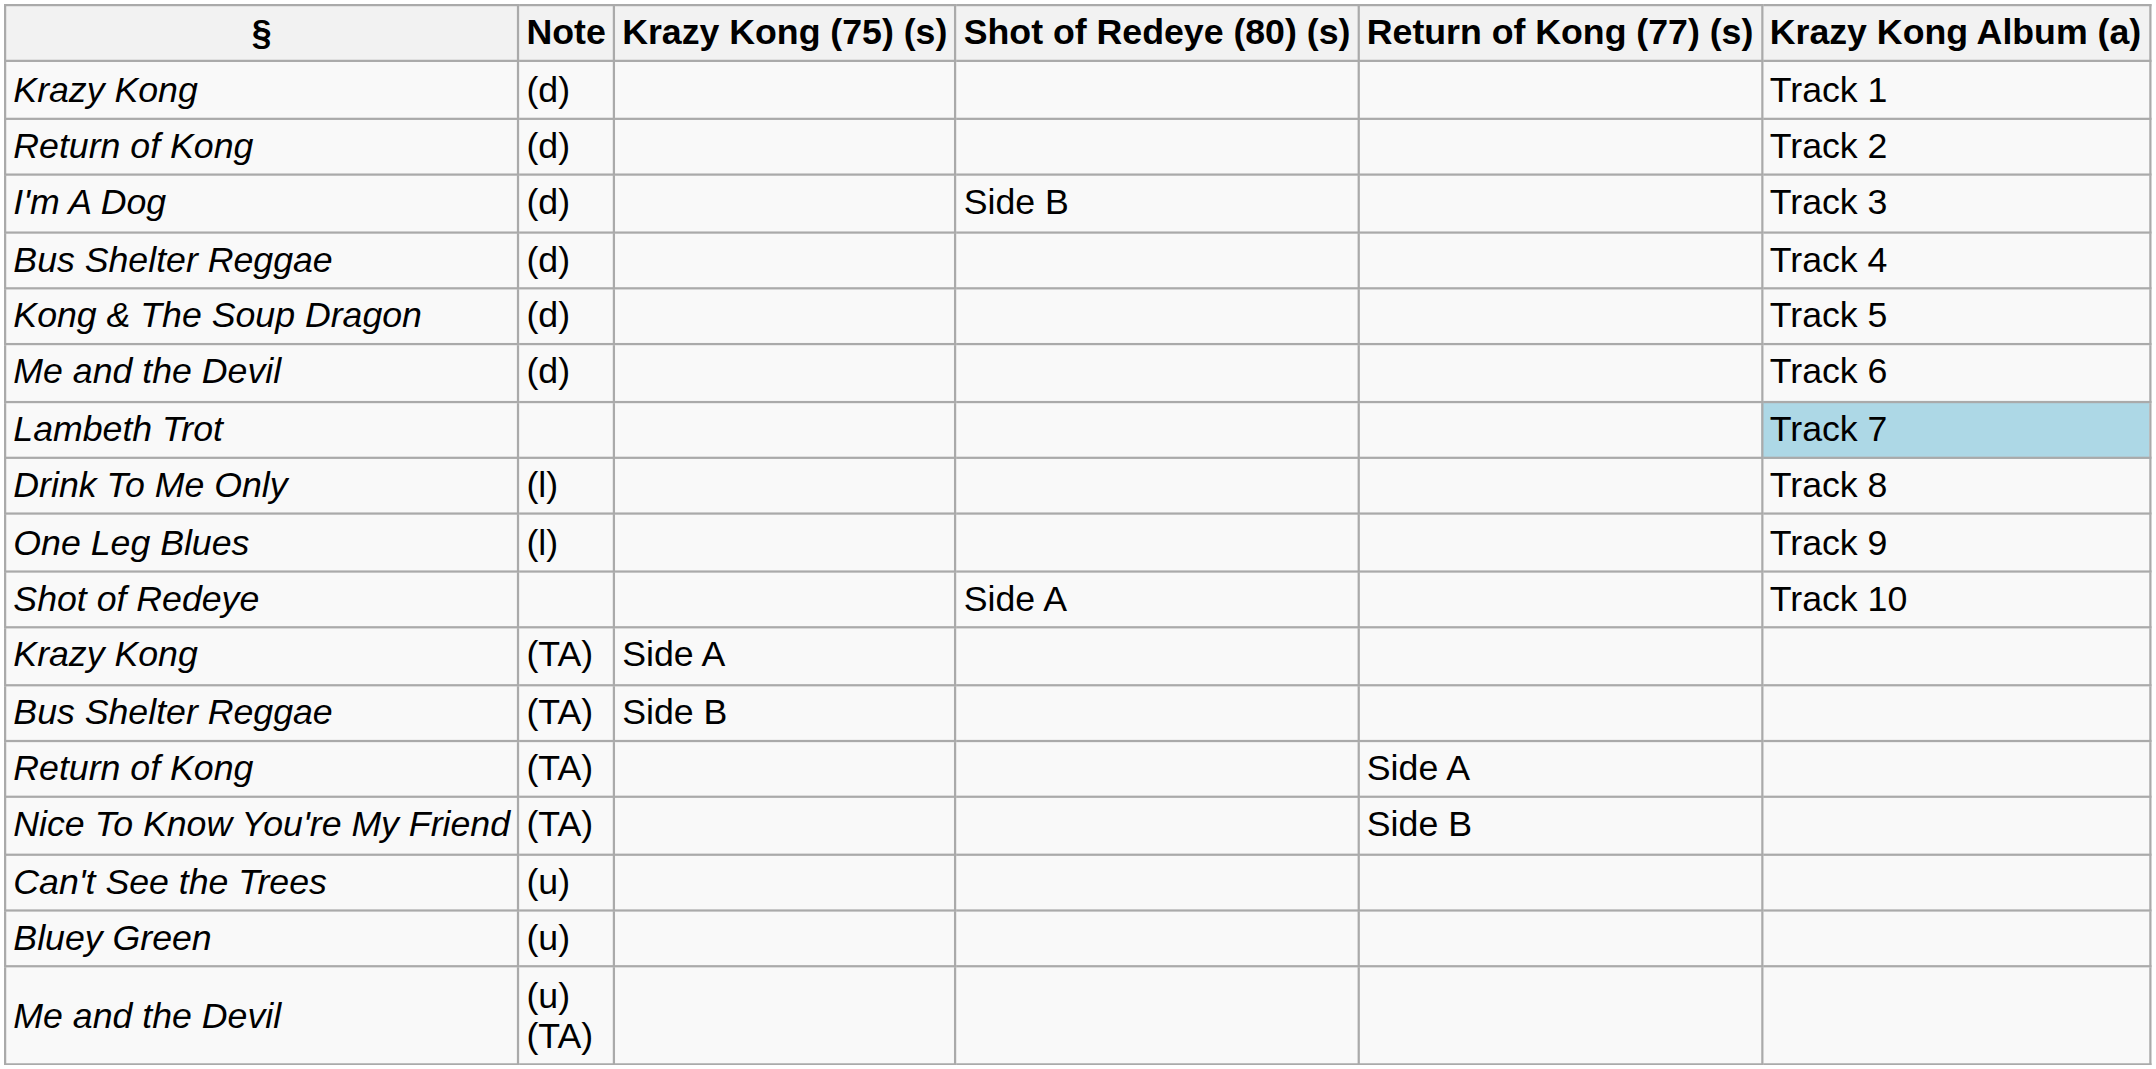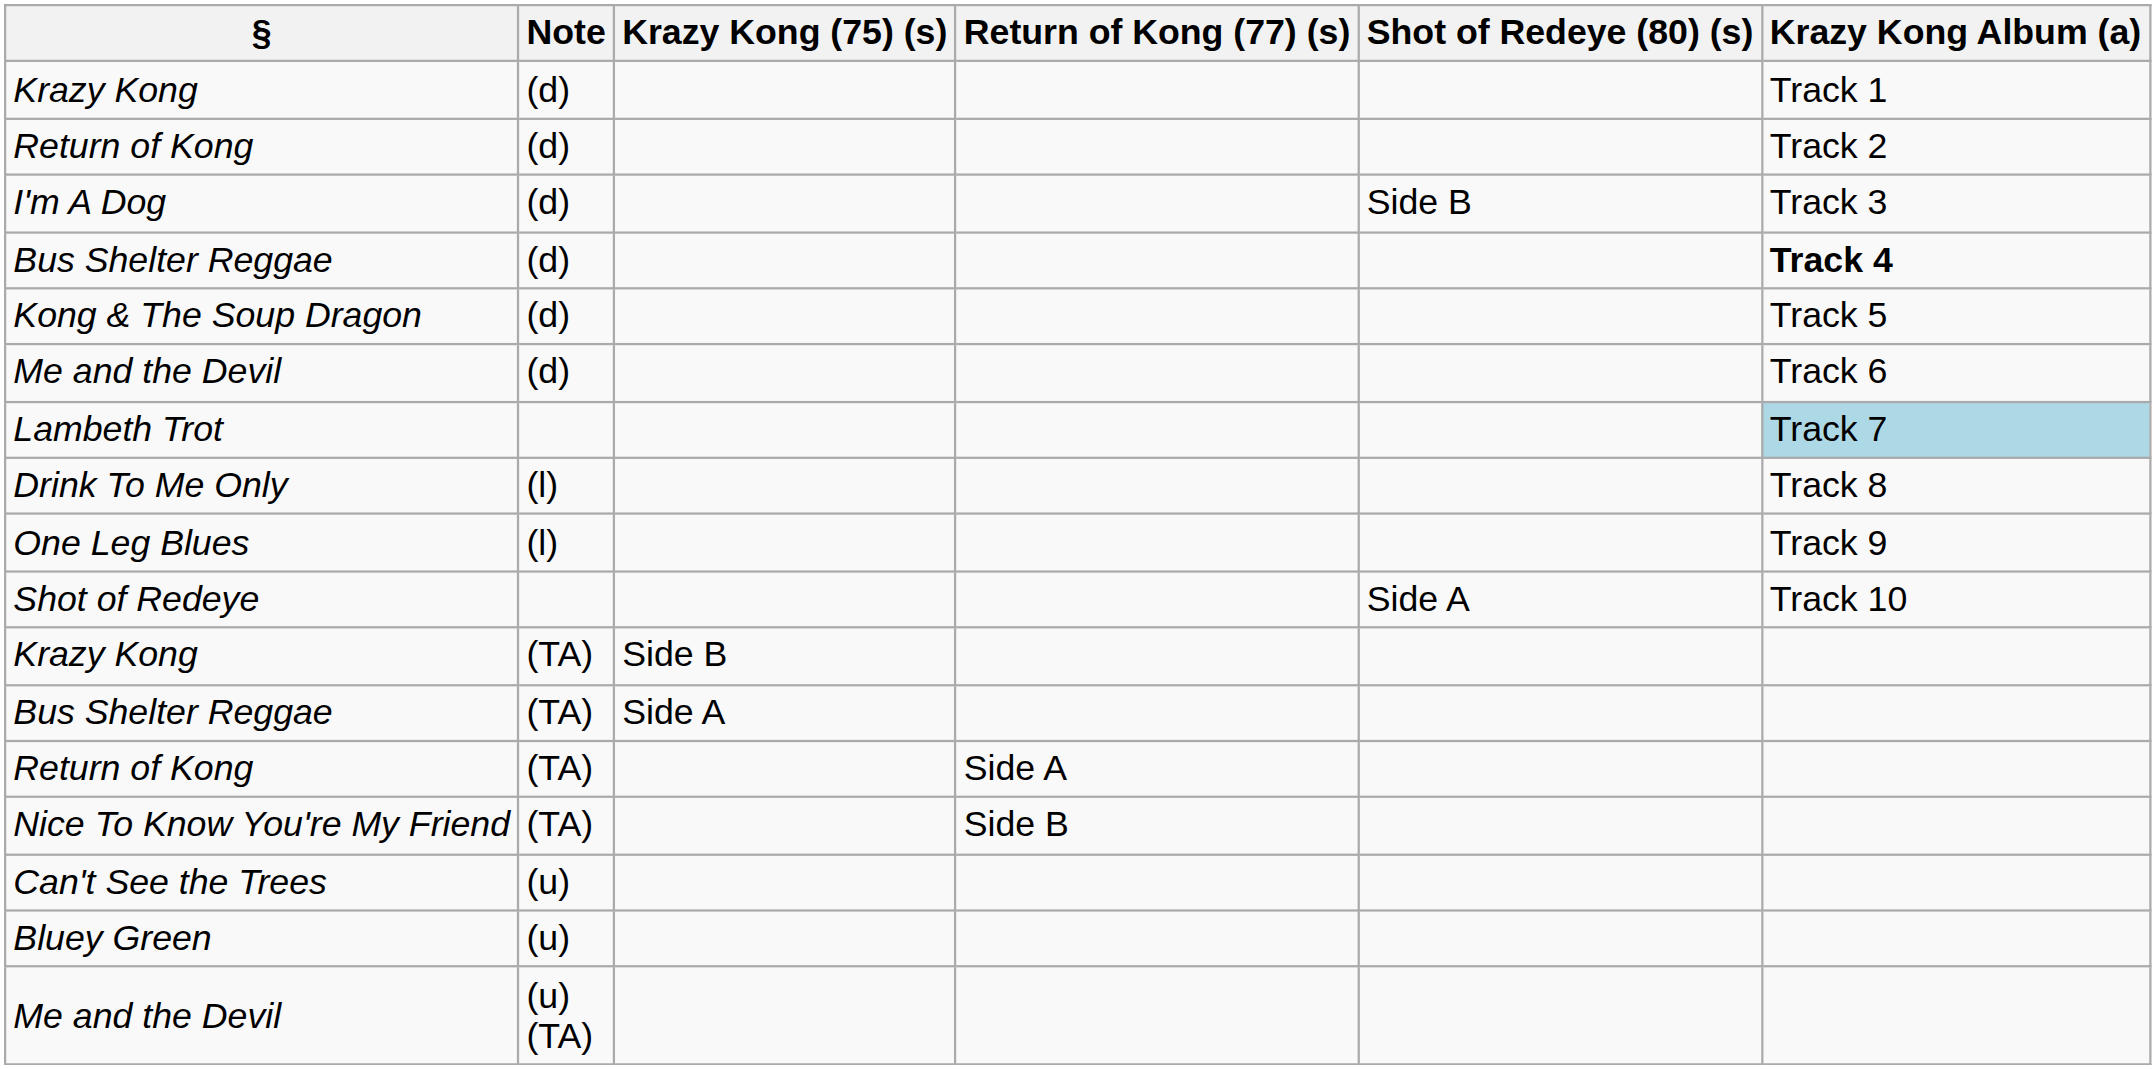columns swapped: (1560, 32) <-> (1157, 32)
(1829, 259) normal -> (1831, 259) bold
(674, 655) Side A -> (675, 655) Side B
(675, 711) Side B -> (674, 711) Side A
